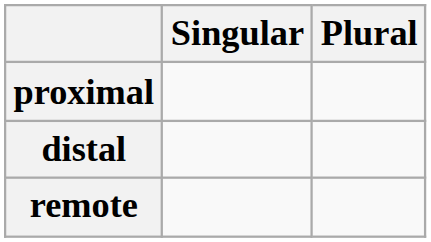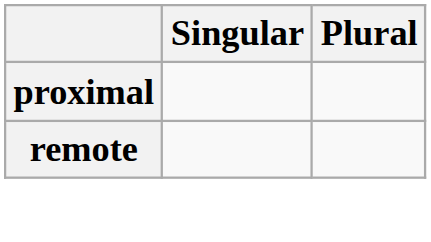- row: (84, 148)
